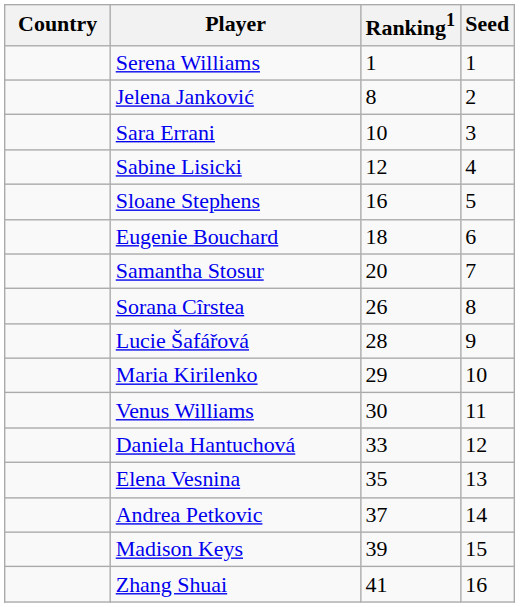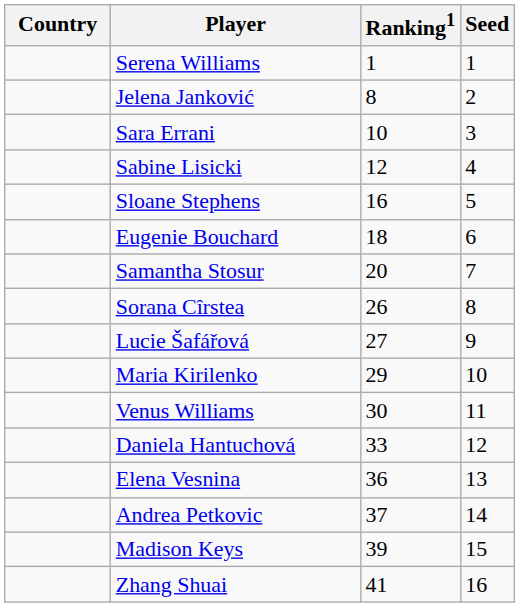(377, 340) 28 -> (377, 340) 27
(377, 479) 35 -> (377, 479) 36
